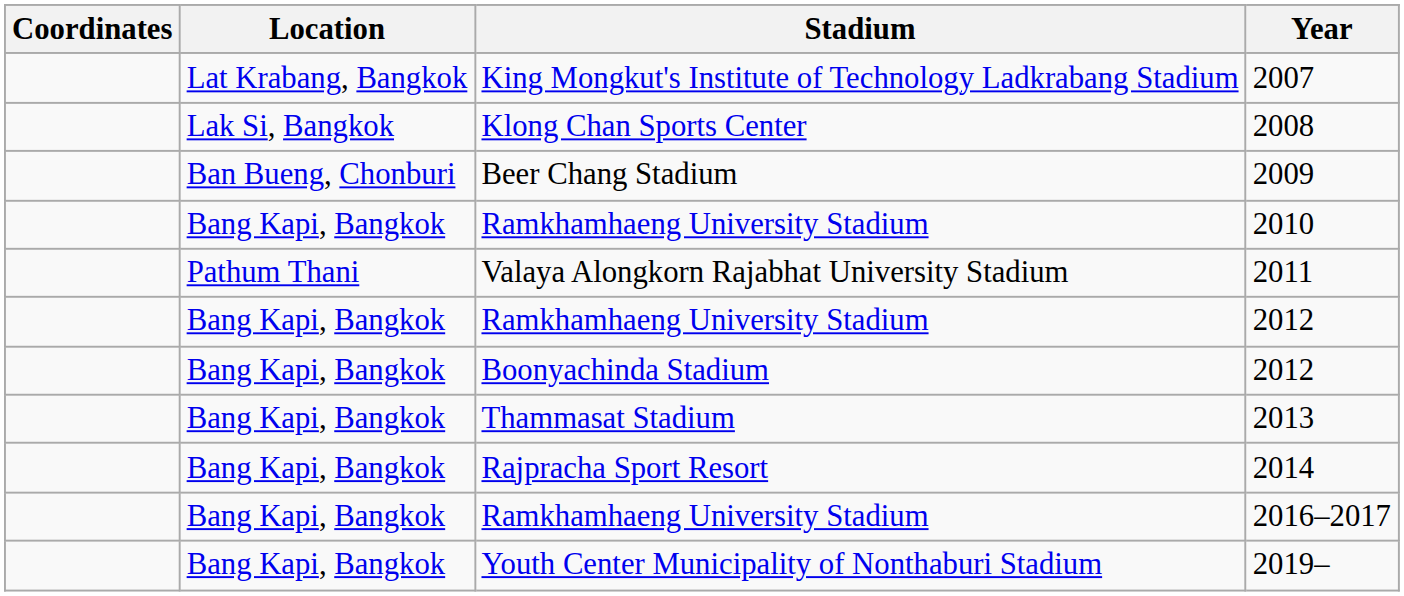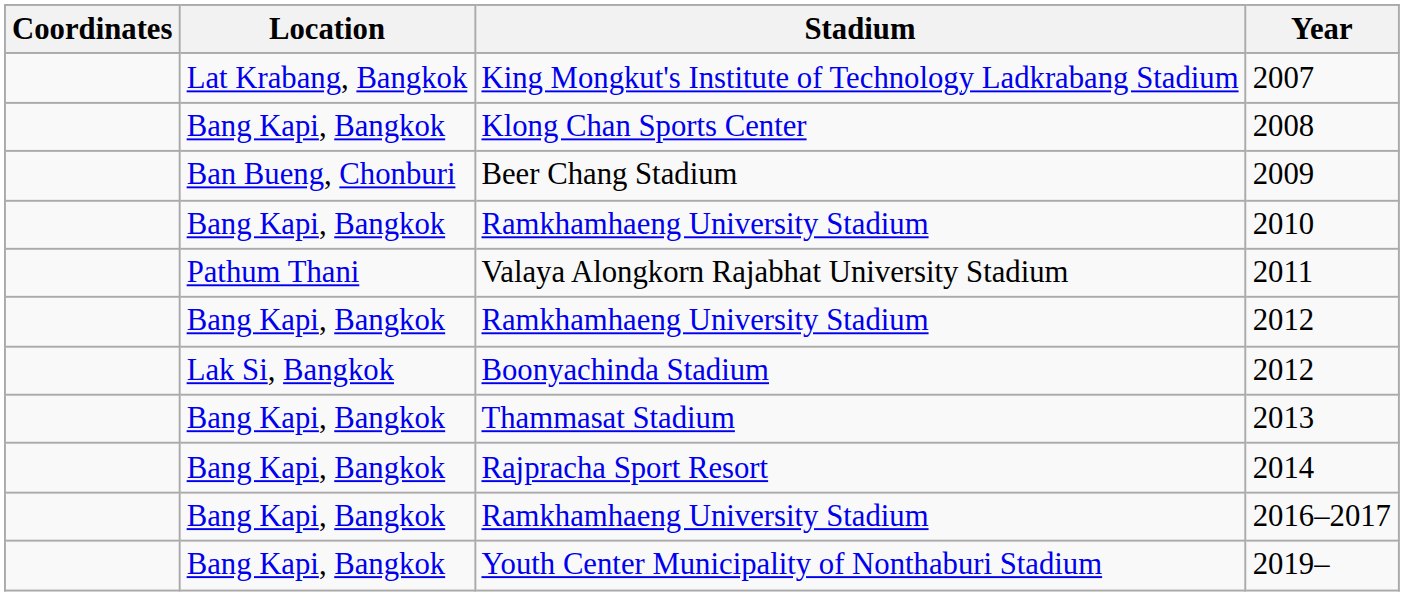(290, 126) Lak Si, Bangkok -> (316, 126) Bang Kapi, Bangkok
(316, 369) Bang Kapi, Bangkok -> (290, 369) Lak Si, Bangkok
